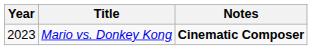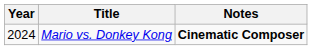(21, 34) 2023 -> (21, 34) 2024
